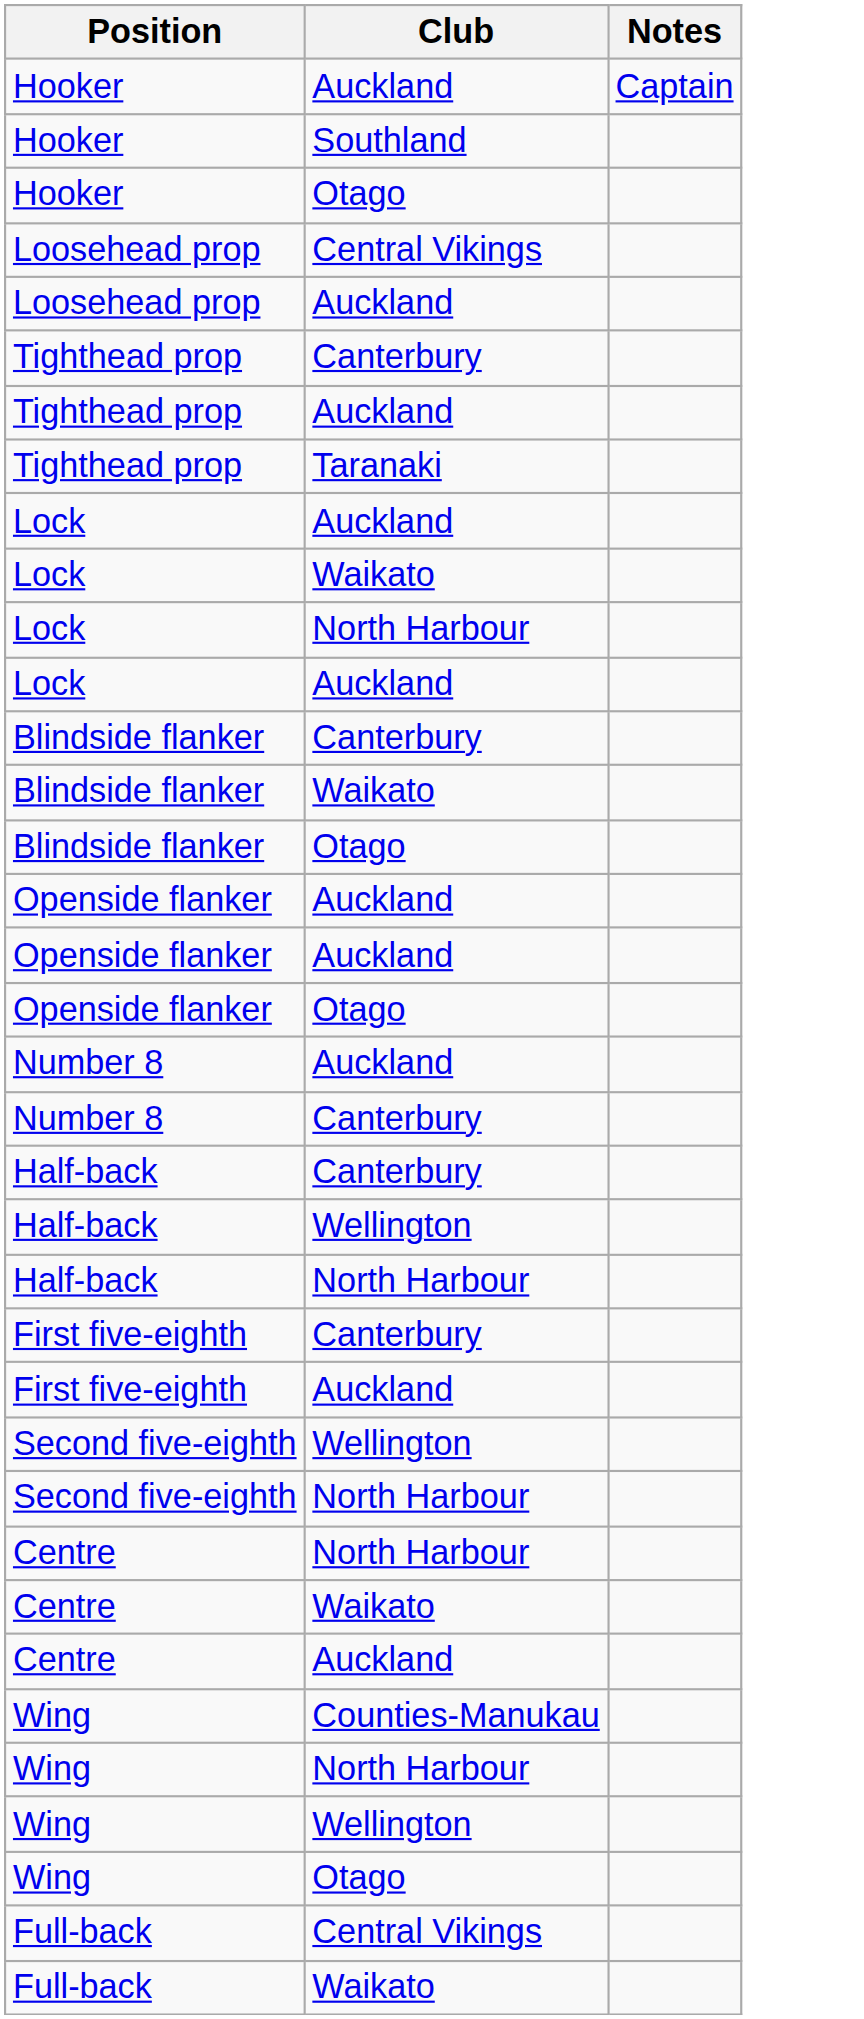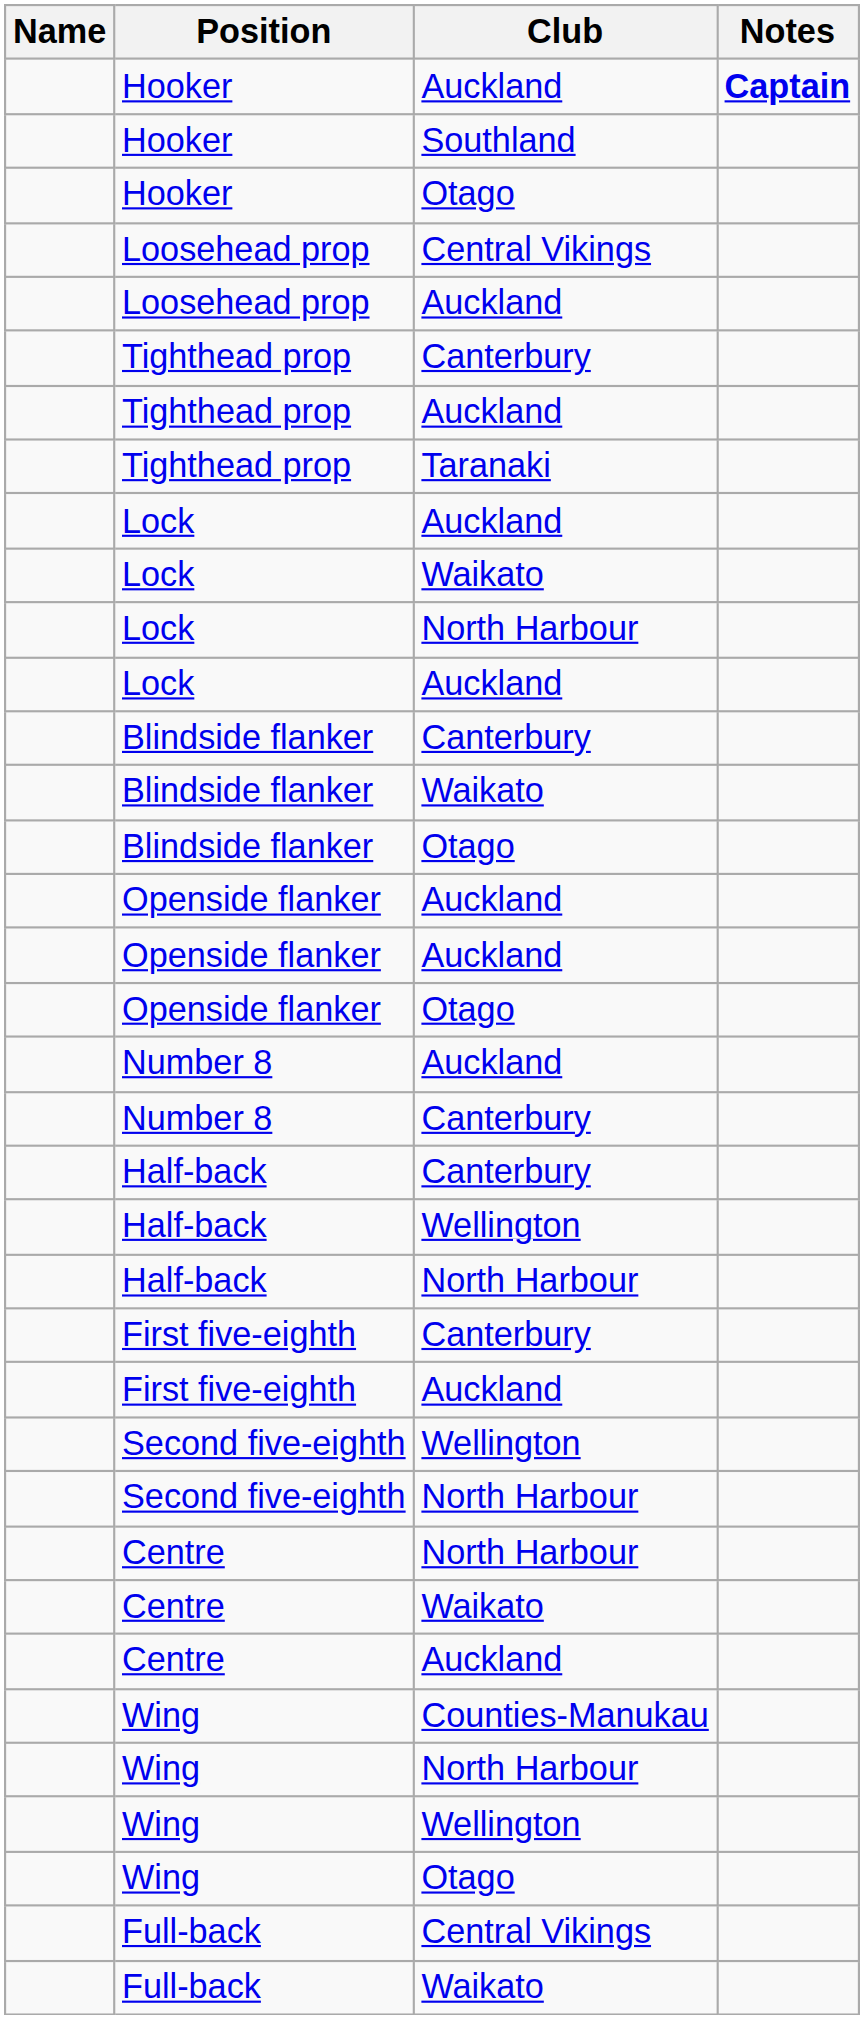+ column: (60, 31)
(675, 85) normal -> (787, 85) bold
